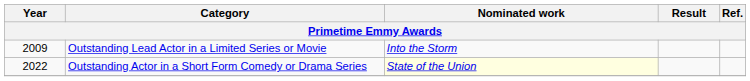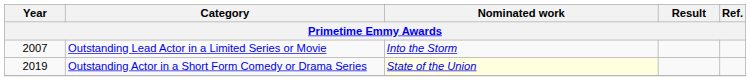(35, 48) 2009 -> (35, 48) 2007
(35, 66) 2022 -> (35, 66) 2019
